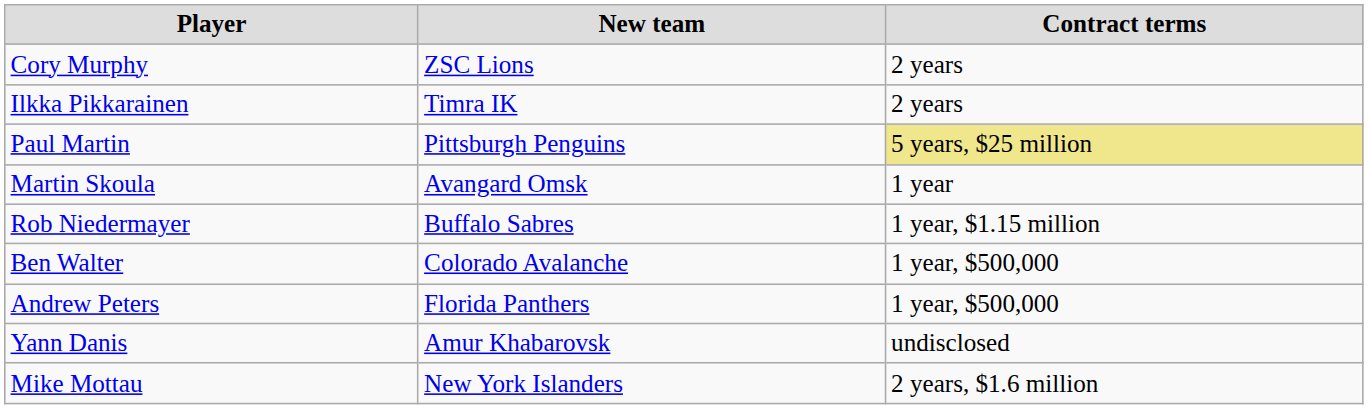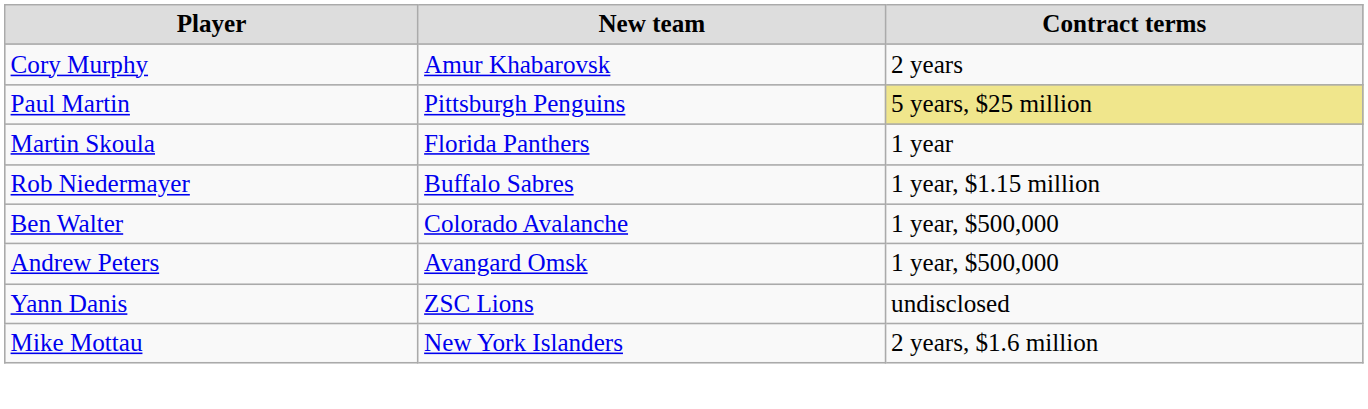(479, 64) ZSC Lions -> (517, 64) Amur Khabarovsk
- row: (100, 104)
(506, 183) Avangard Omsk -> (507, 143) Florida Panthers
(507, 303) Florida Panthers -> (506, 263) Avangard Omsk
(517, 343) Amur Khabarovsk -> (479, 303) ZSC Lions
